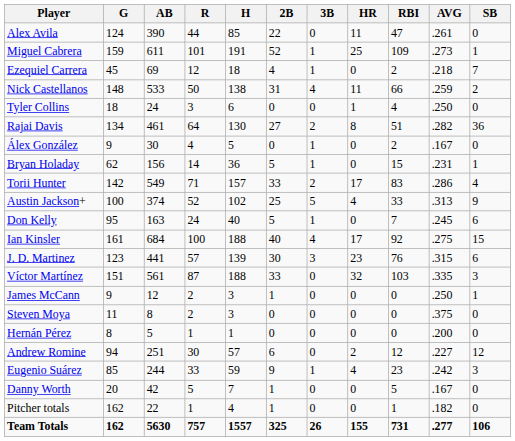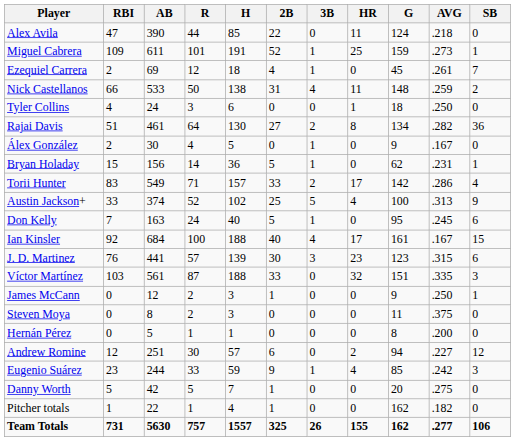columns swapped: (124, 13) <-> (409, 13)
(442, 32) .261 -> (442, 32) .218
(442, 70) .218 -> (442, 70) .261
(442, 239) .275 -> (442, 239) .167
(442, 389) .167 -> (442, 389) .275
